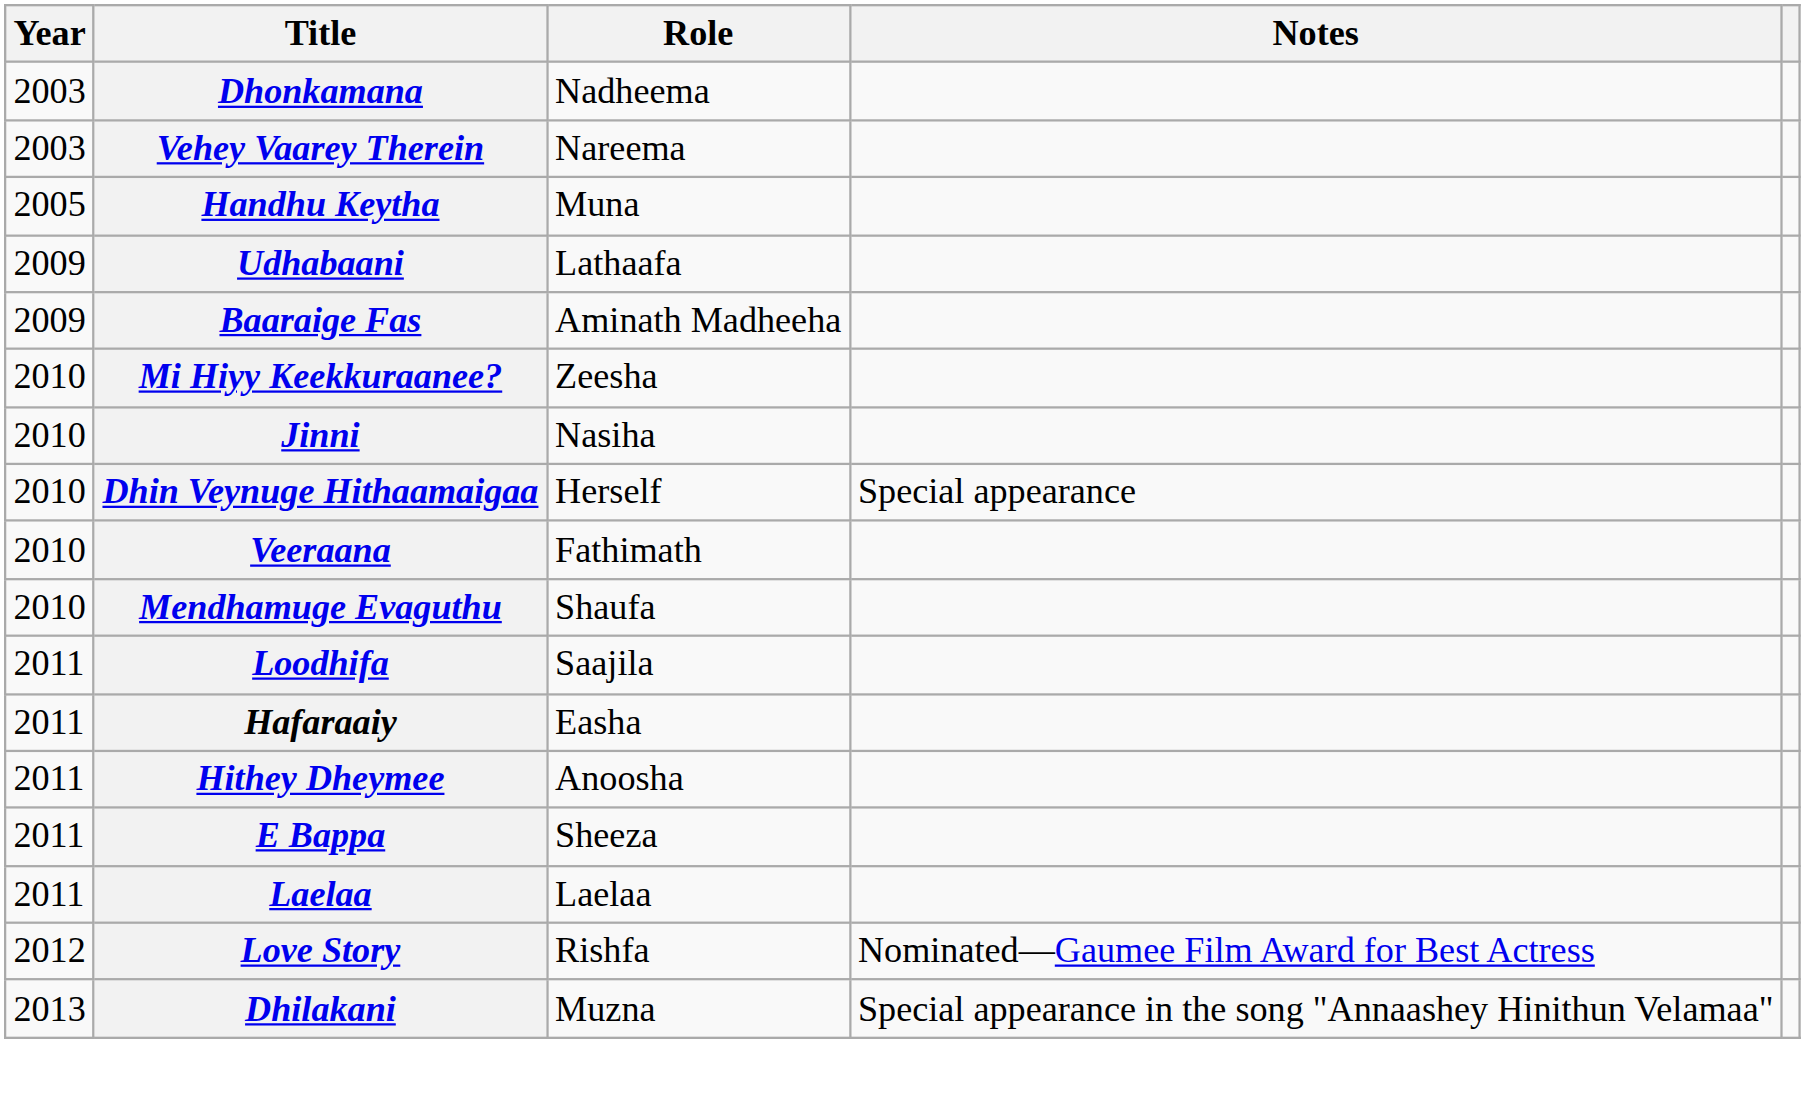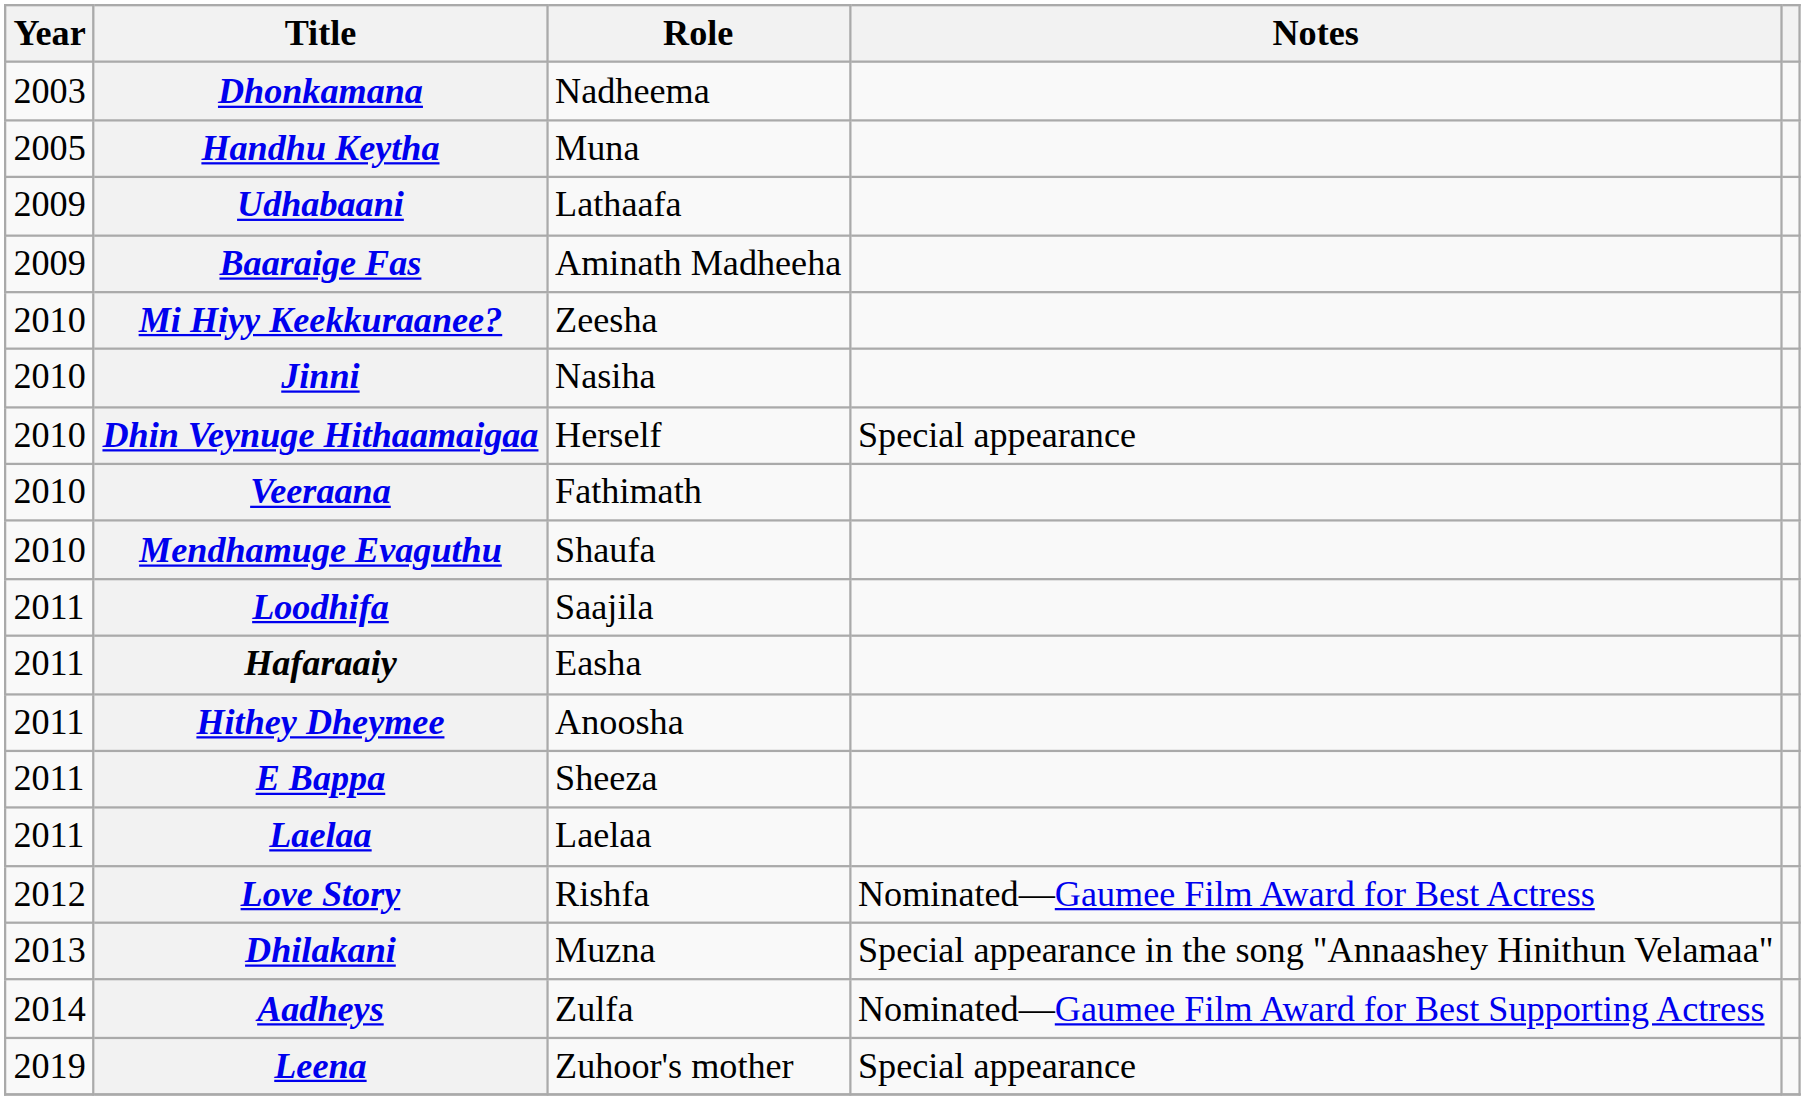- row: (320, 147)
+ row: (320, 1008)
+ row: (320, 1065)
